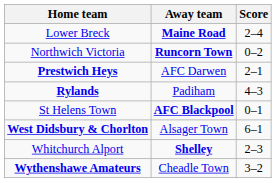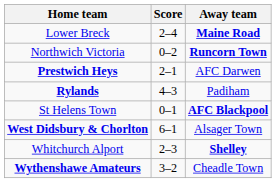columns swapped: (254, 14) <-> (194, 14)
